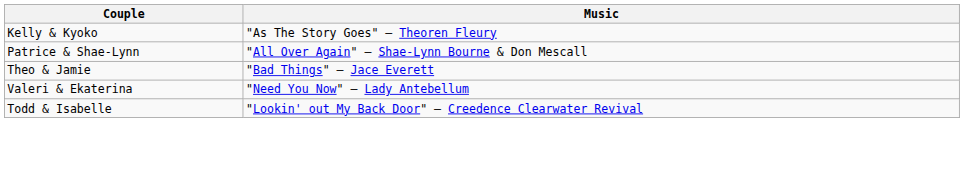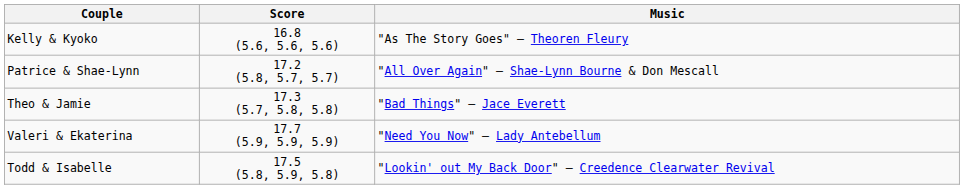+ column: (287, 14)
